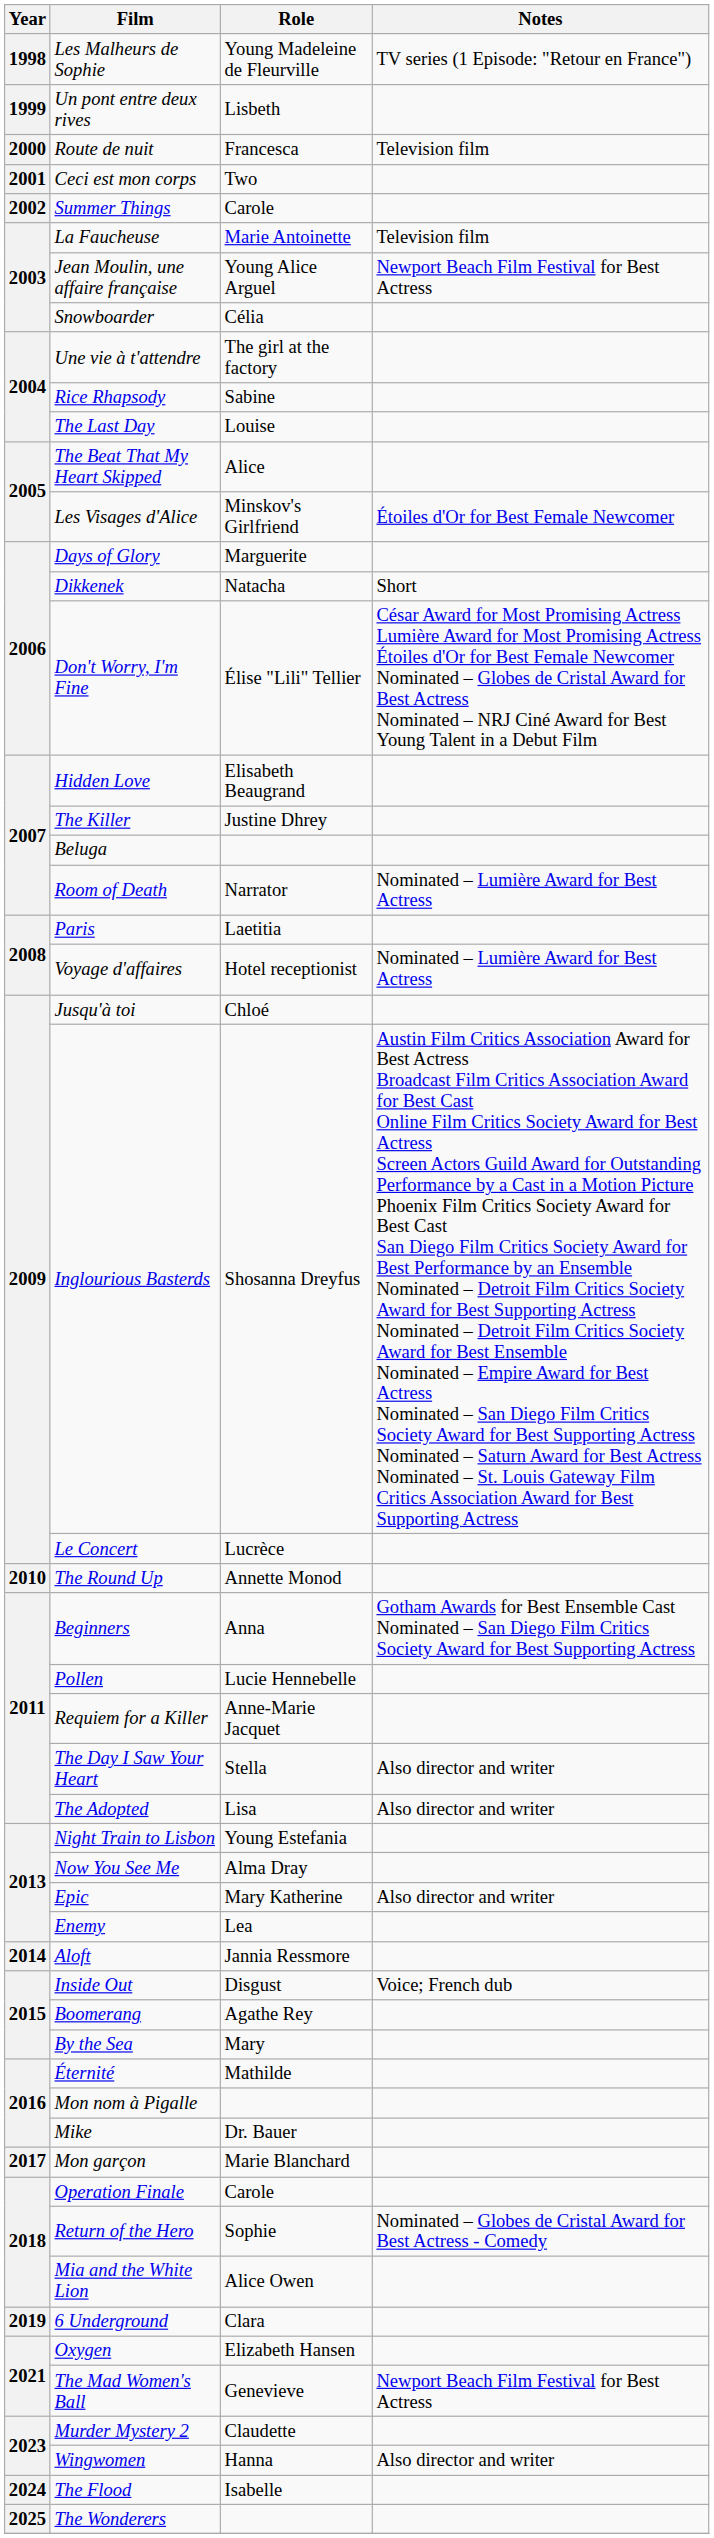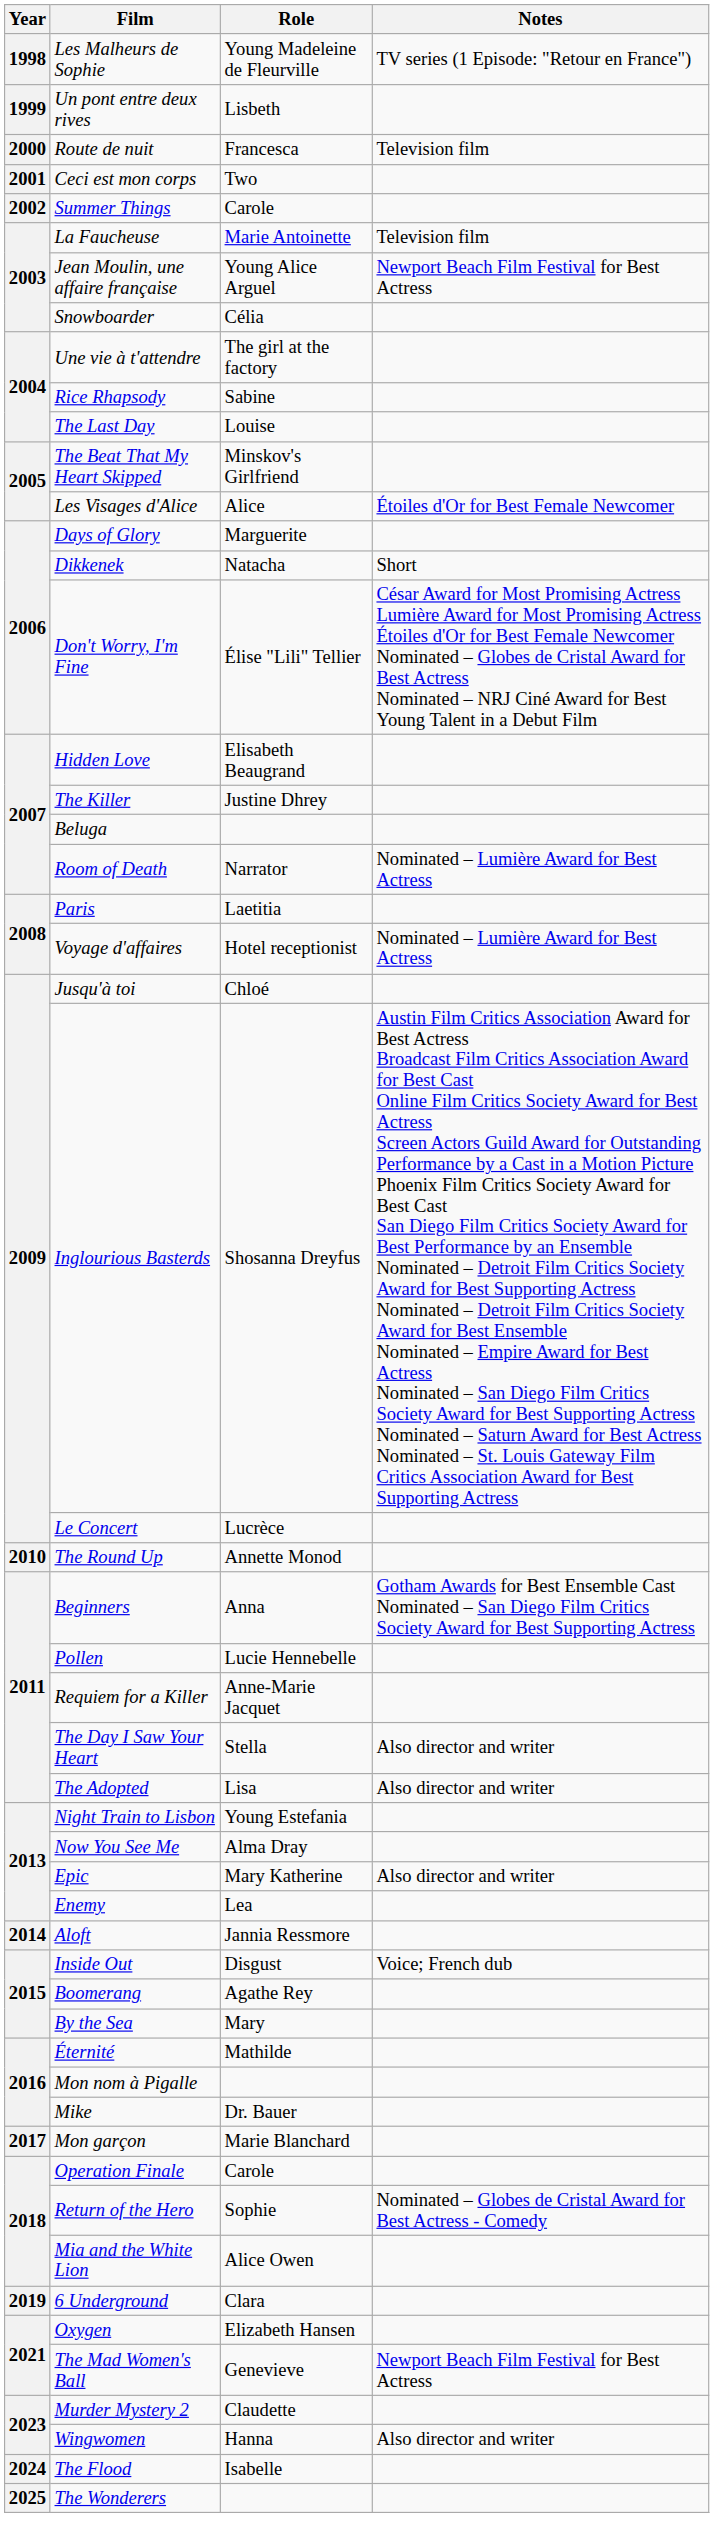(245, 466) Alice -> (263, 466) Minskov's Girlfriend
(263, 516) Minskov's Girlfriend -> (245, 506) Alice
